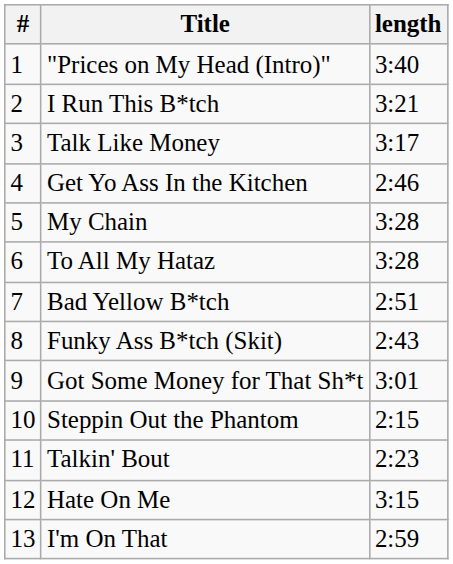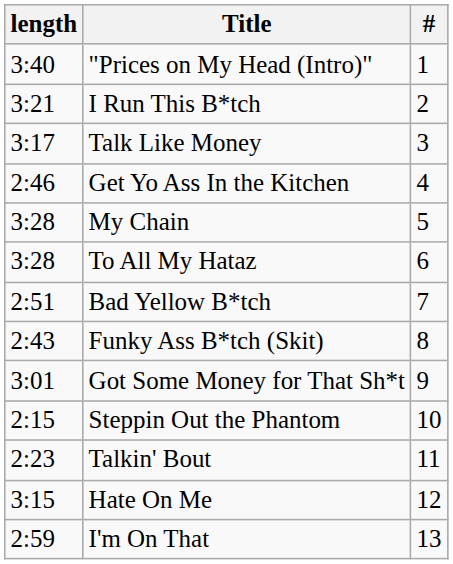columns swapped: (23, 24) <-> (408, 24)
